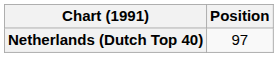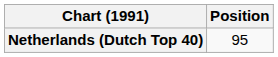(240, 40) 97 -> (240, 40) 95
